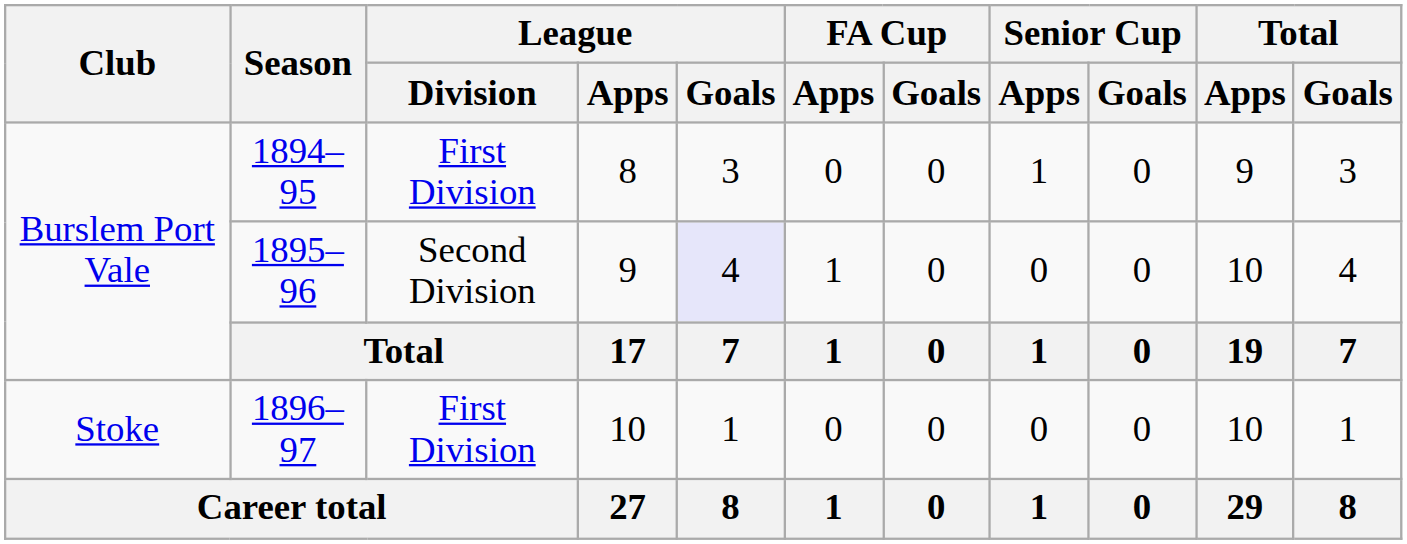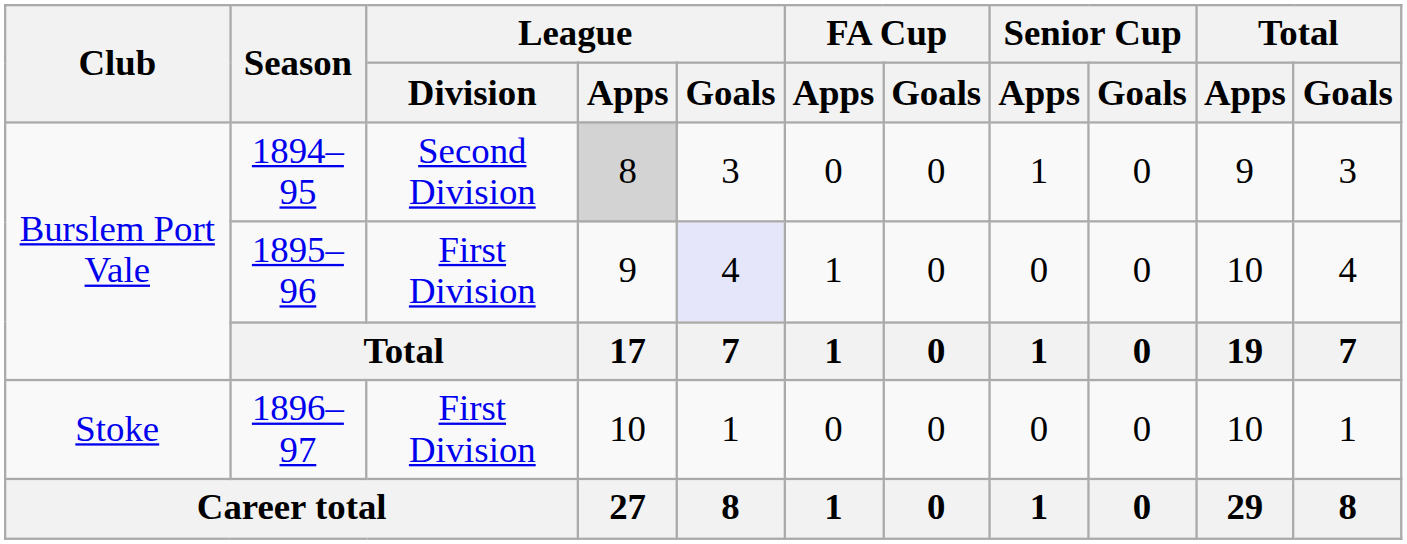(472, 171) First Division -> (472, 171) Second Division
(628, 171) no background -> (628, 171) lightgrey background
(472, 270) Second Division -> (472, 270) First Division
